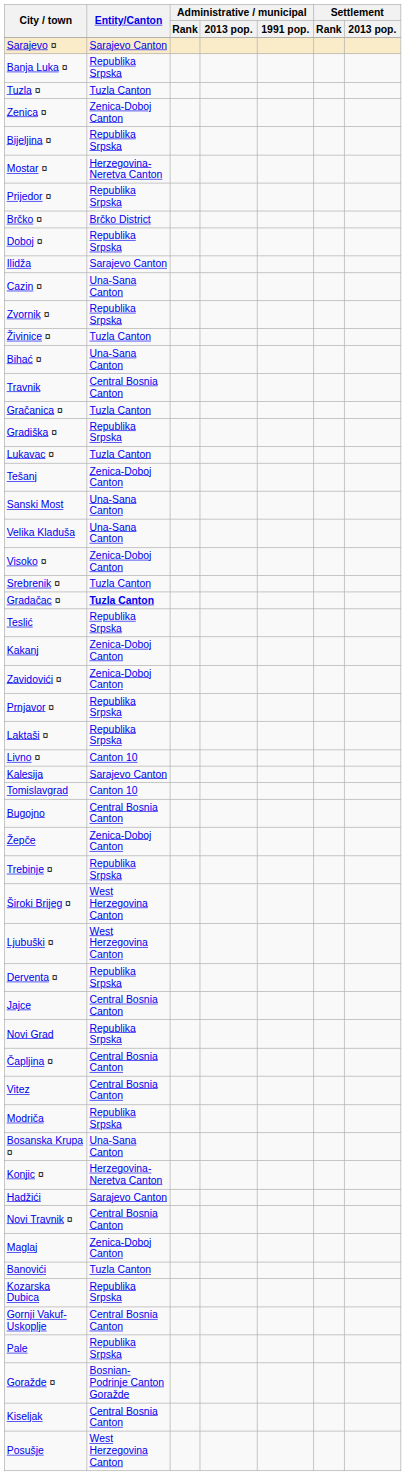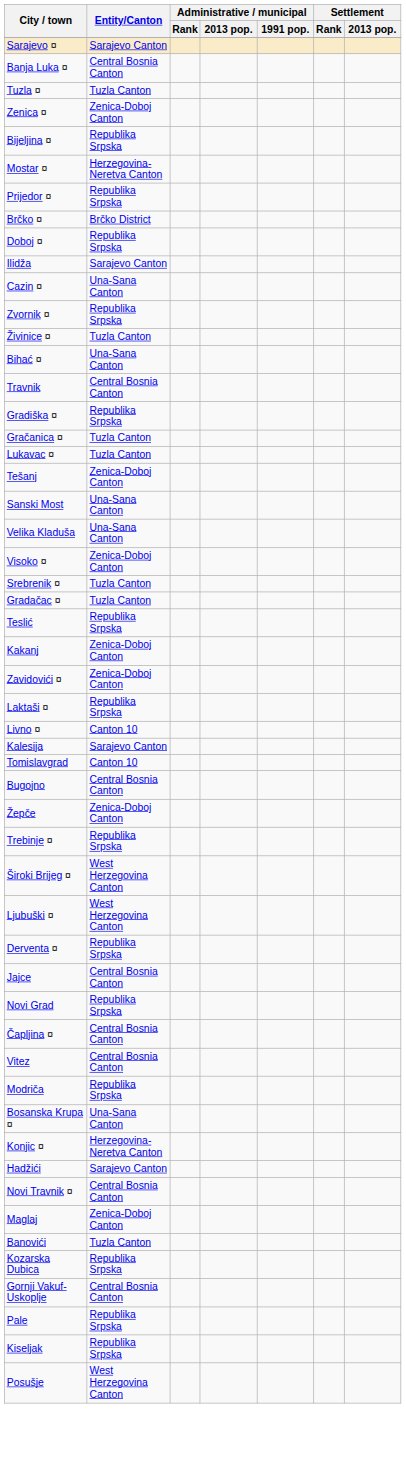(113, 68) Republika Srpska -> (124, 68) Central Bosnia Canton
rows swapped: (32, 432) <-> (35, 410)
(122, 600) bold -> (120, 600) normal
- row: (30, 707)
- row: (31, 1383)
(124, 1417) Central Bosnia Canton -> (113, 1349) Republika Srpska
